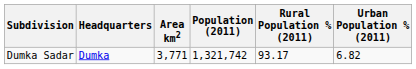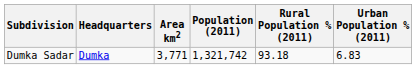(273, 55) 93.17 -> (273, 55) 93.18
(348, 55) 6.82 -> (348, 55) 6.83
